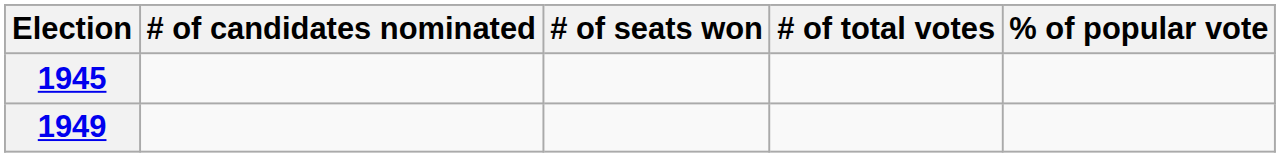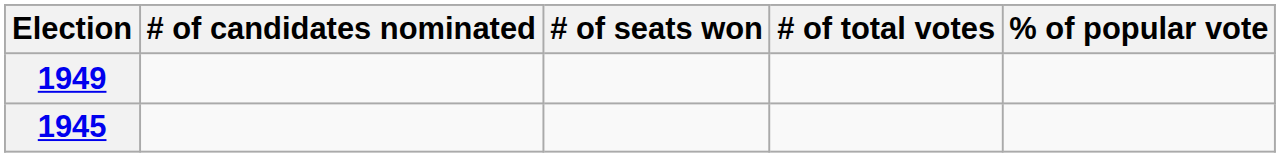rows swapped: (72, 77) <-> (72, 126)
